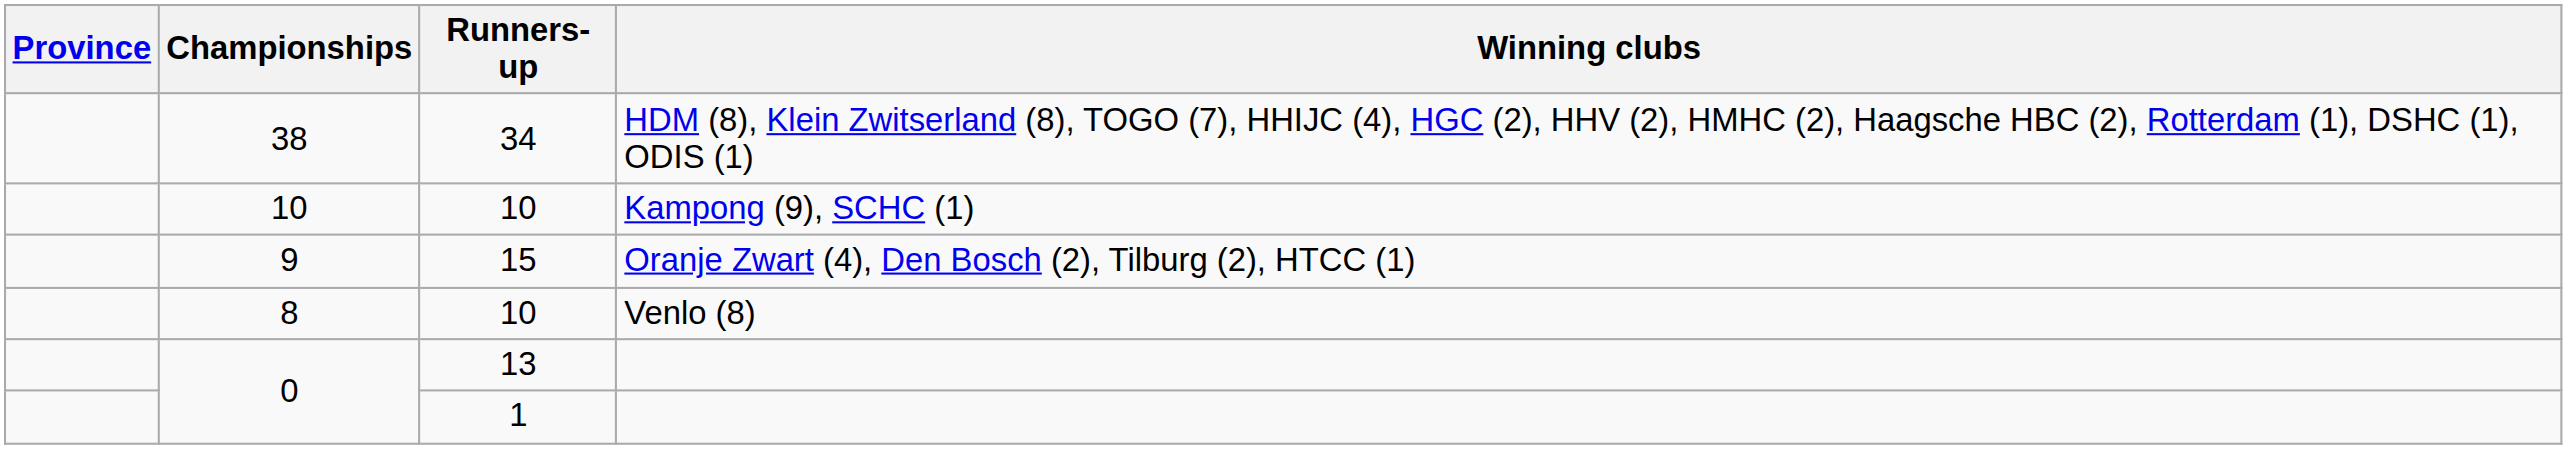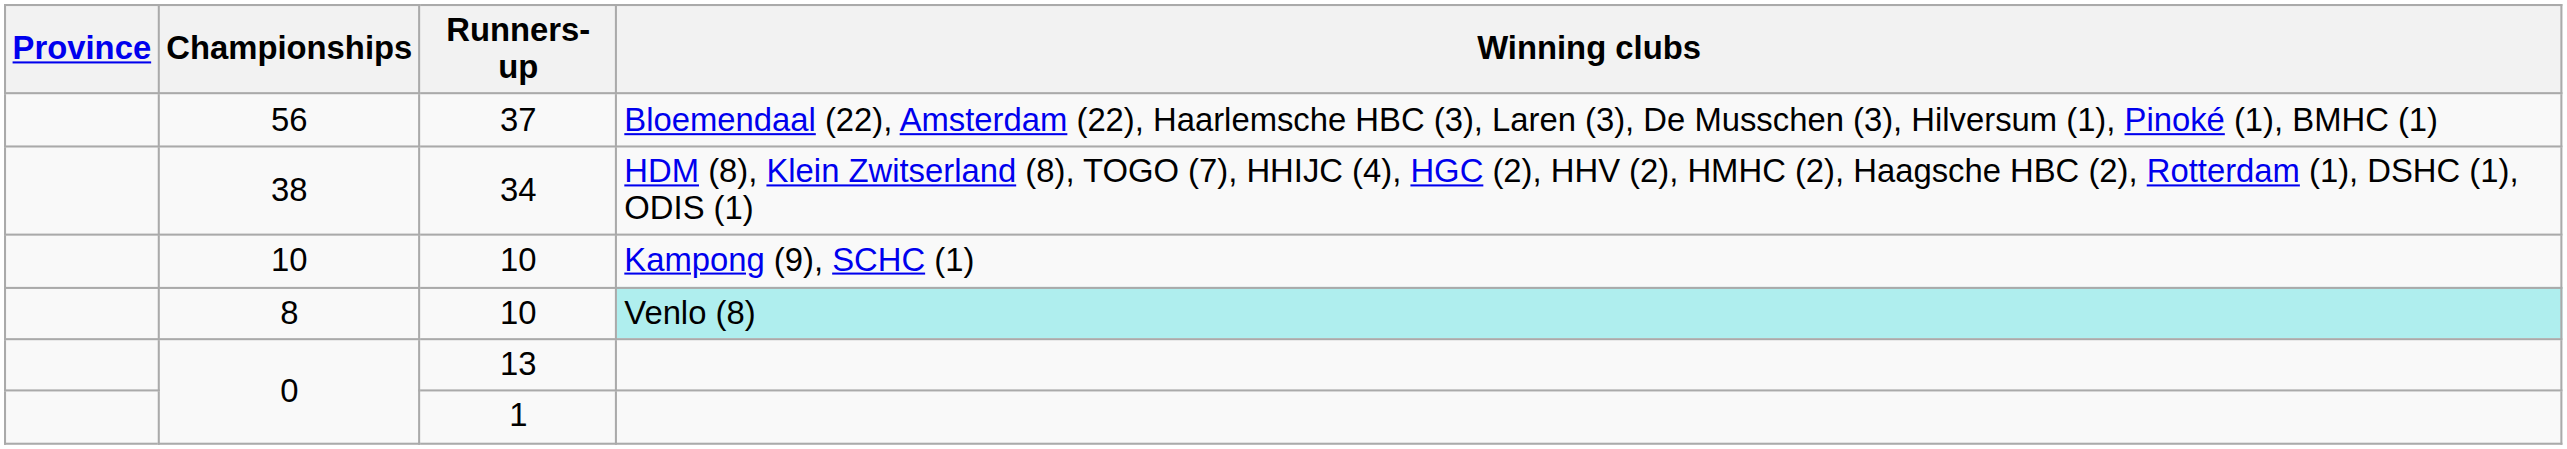+ row: (289, 119)
- row: (289, 260)
(690, 312) no background -> (690, 312) paleturquoise background
